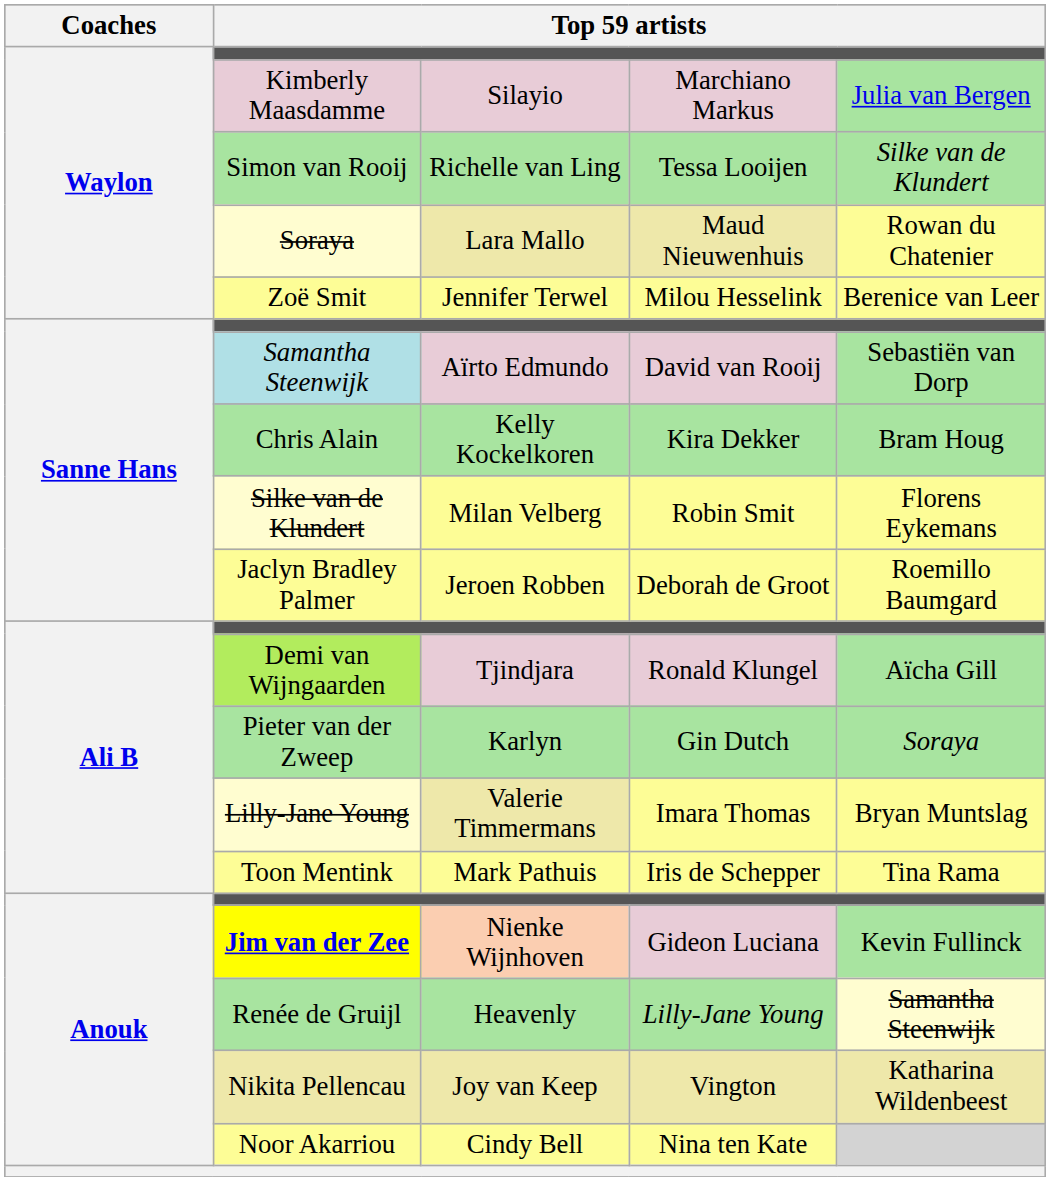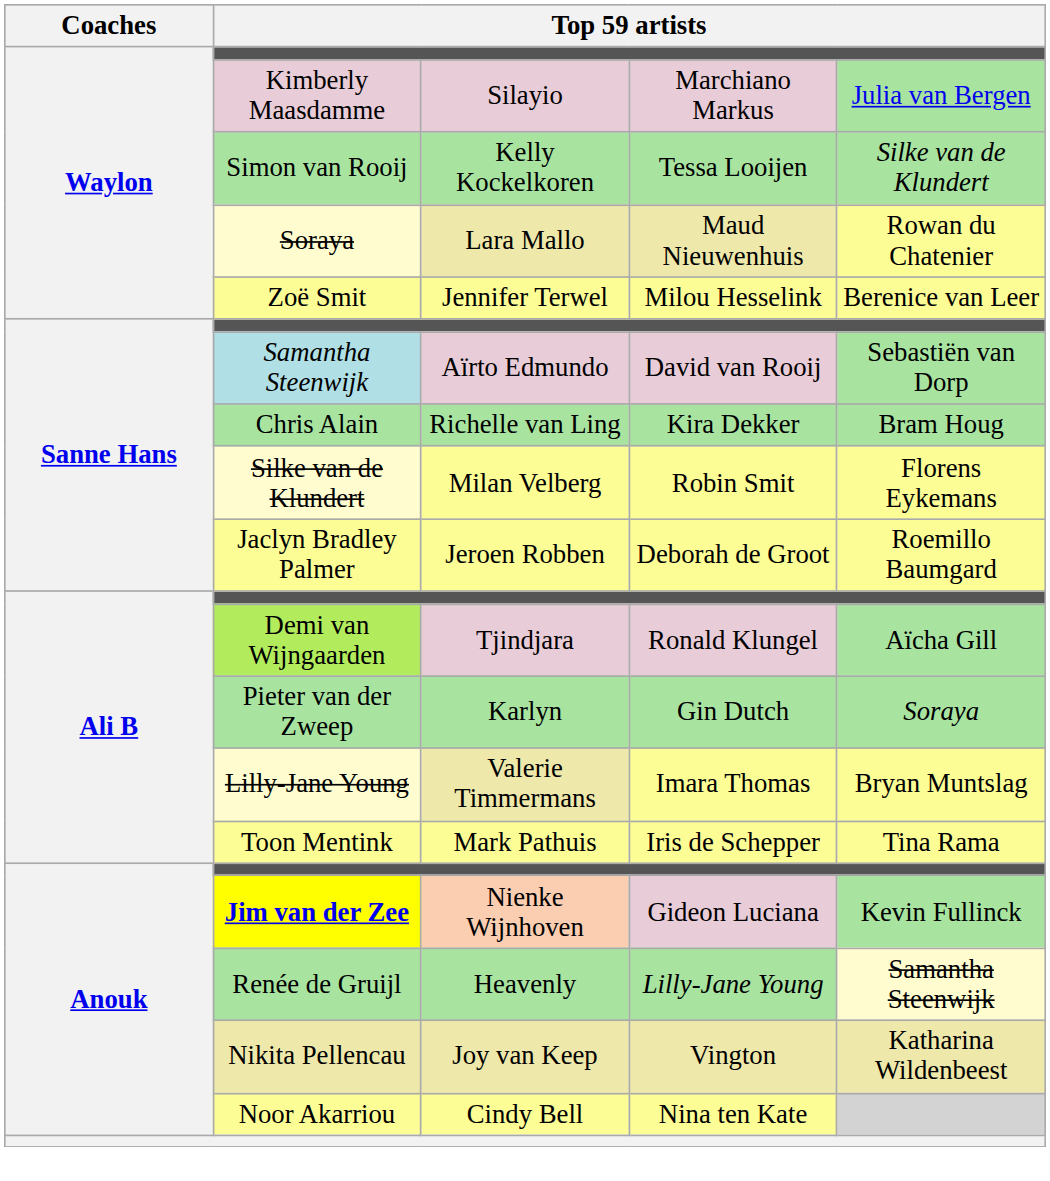(525, 167) Richelle van Ling -> (525, 167) Kelly Kockelkoren
(525, 439) Kelly Kockelkoren -> (525, 424) Richelle van Ling
